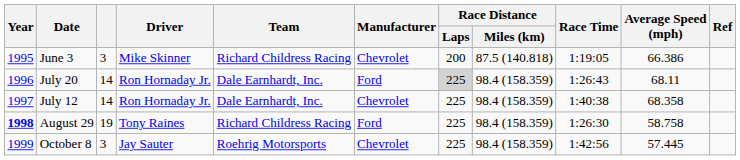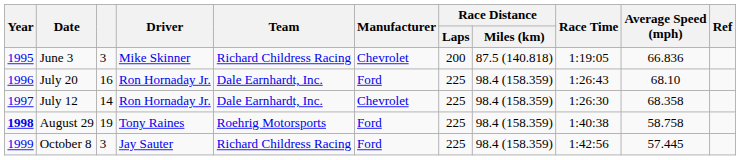(666, 58) 66.386 -> (666, 58) 66.836
(106, 80) 14 -> (106, 80) 16
(456, 80) lightgrey background -> (456, 80) no background
(666, 80) 68.11 -> (666, 80) 68.10
(589, 101) 1:40:38 -> (589, 101) 1:26:30
(284, 123) Richard Childress Racing -> (271, 123) Roehrig Motorsports
(589, 123) 1:26:30 -> (589, 123) 1:40:38
(271, 144) Roehrig Motorsports -> (284, 144) Richard Childress Racing
(383, 144) Chevrolet -> (369, 144) Ford
